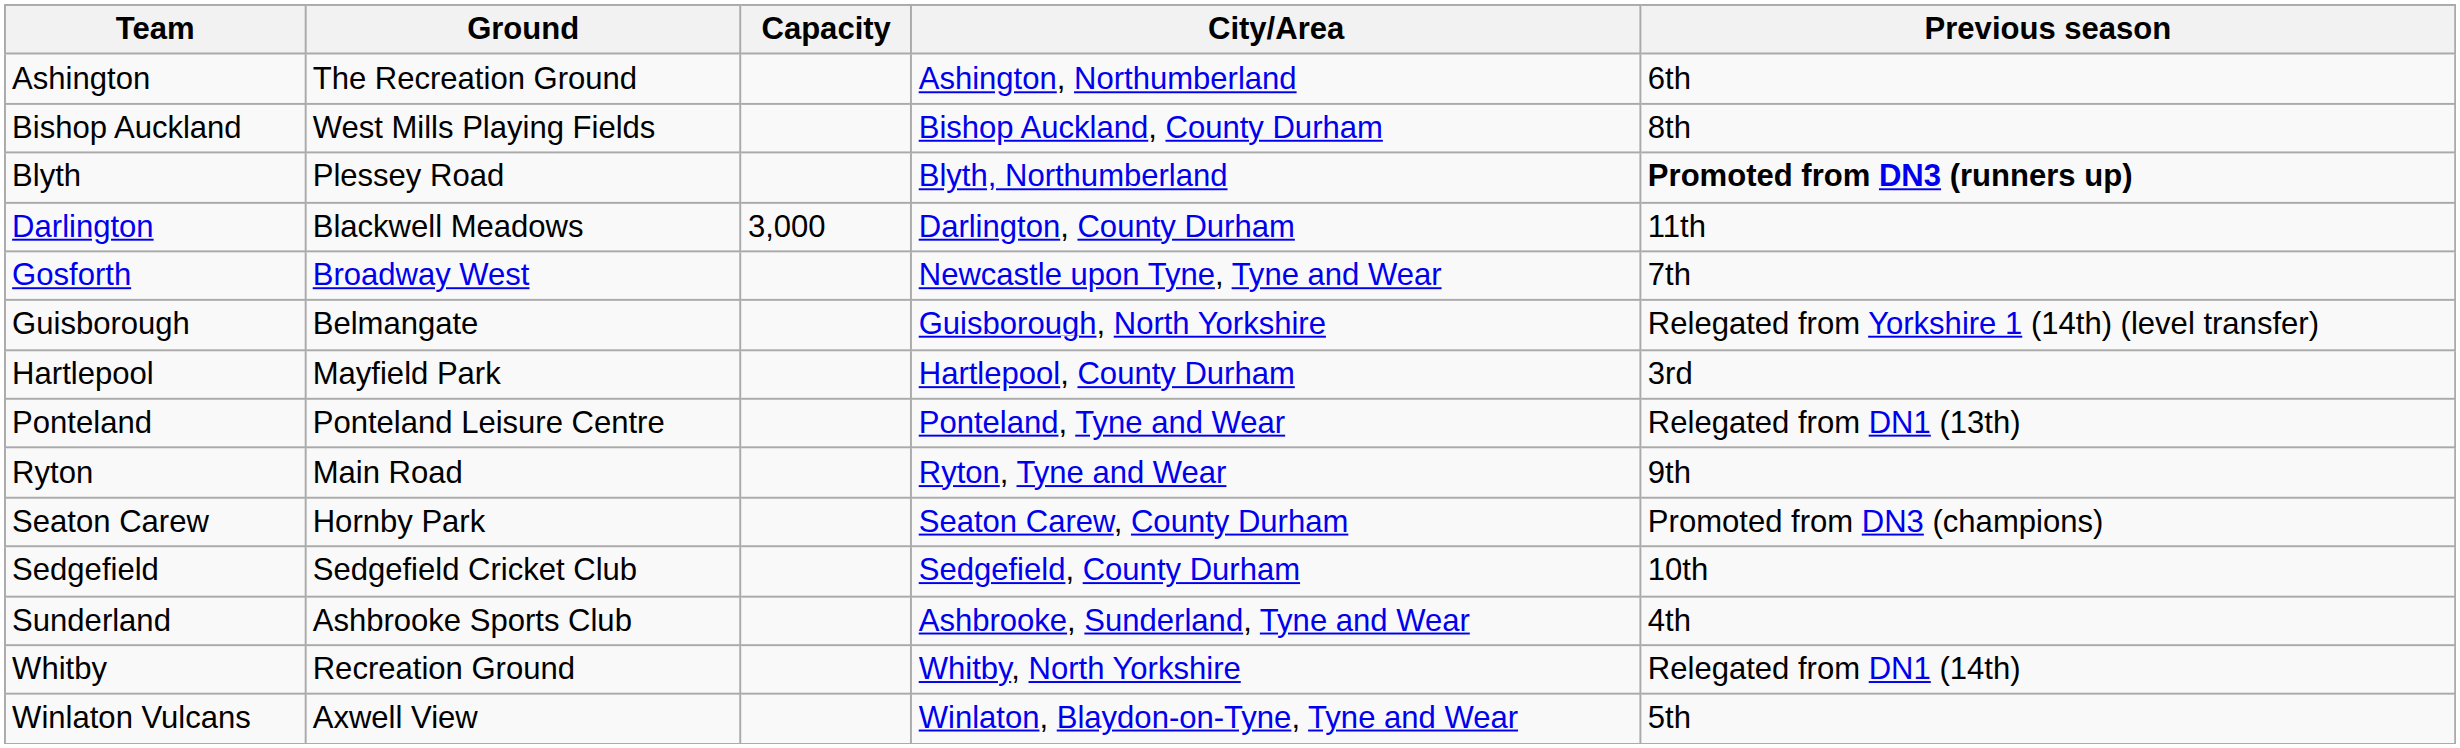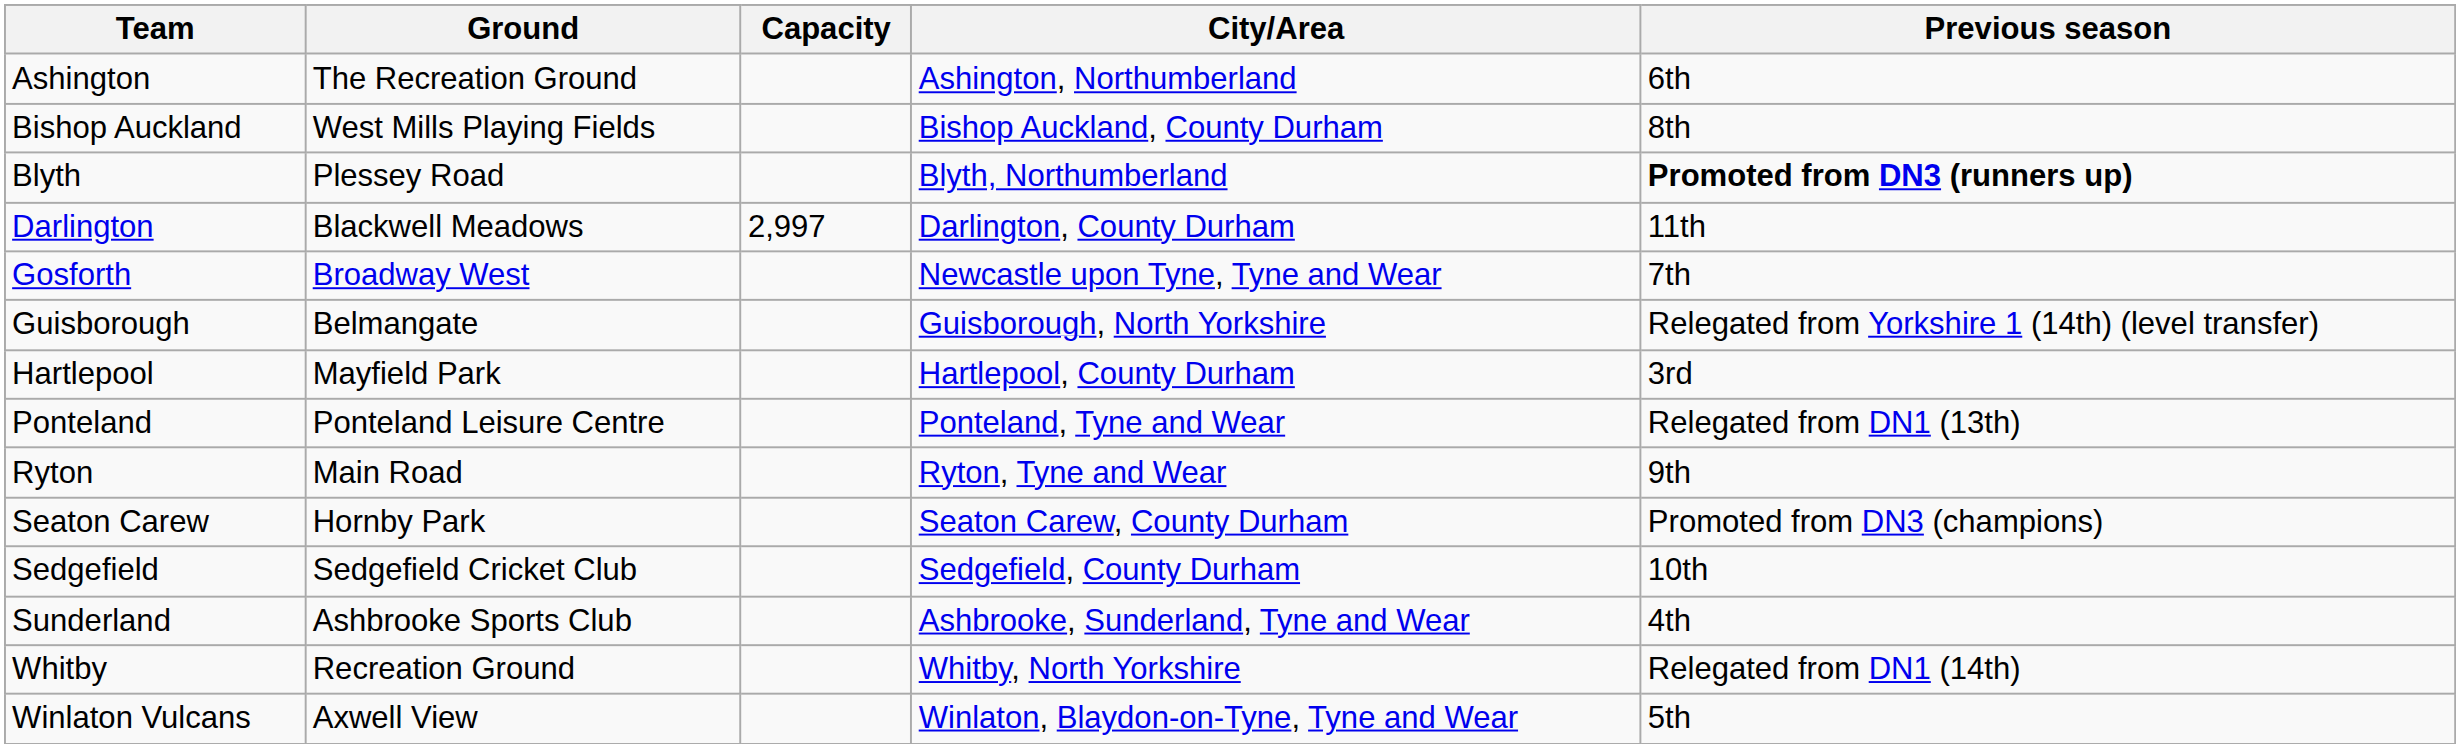(787, 226) 3,000 -> (787, 226) 2,997
